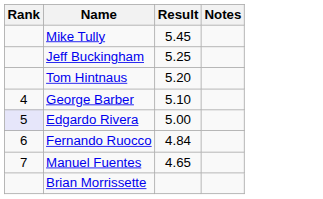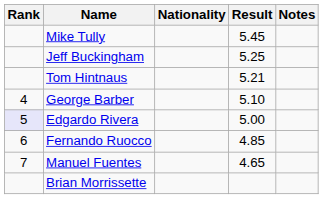+ column: (192, 15)
(178, 78) 5.20 -> (252, 78) 5.21
(178, 141) 4.84 -> (252, 141) 4.85
